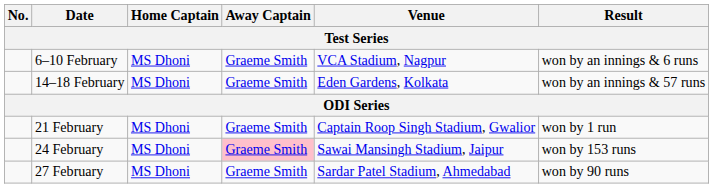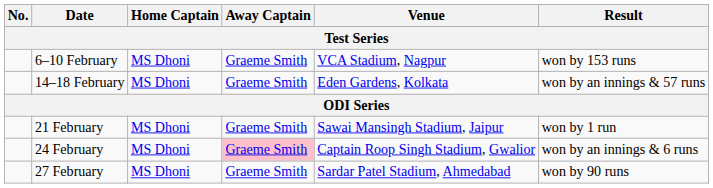(620, 60) won by an innings & 6 runs -> (589, 60) won by 153 runs
(426, 127) Captain Roop Singh Stadium, Gwalior -> (410, 127) Sawai Mansingh Stadium, Jaipur
(410, 149) Sawai Mansingh Stadium, Jaipur -> (426, 149) Captain Roop Singh Stadium, Gwalior
(589, 149) won by 153 runs -> (620, 149) won by an innings & 6 runs
